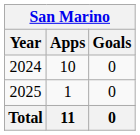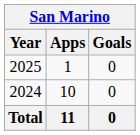rows swapped: (25, 67) <-> (25, 92)
